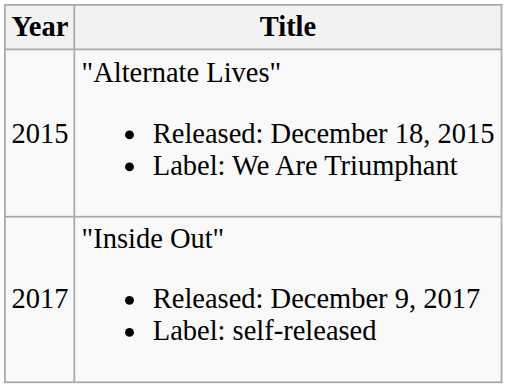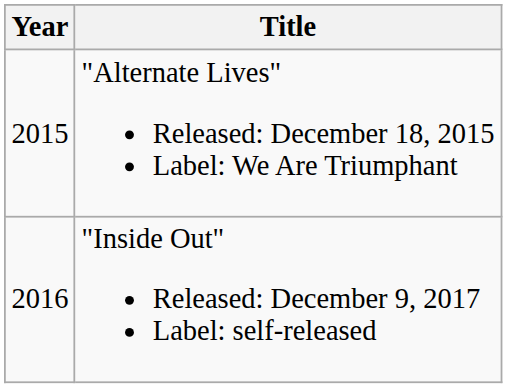(40, 298) 2017 -> (40, 298) 2016
